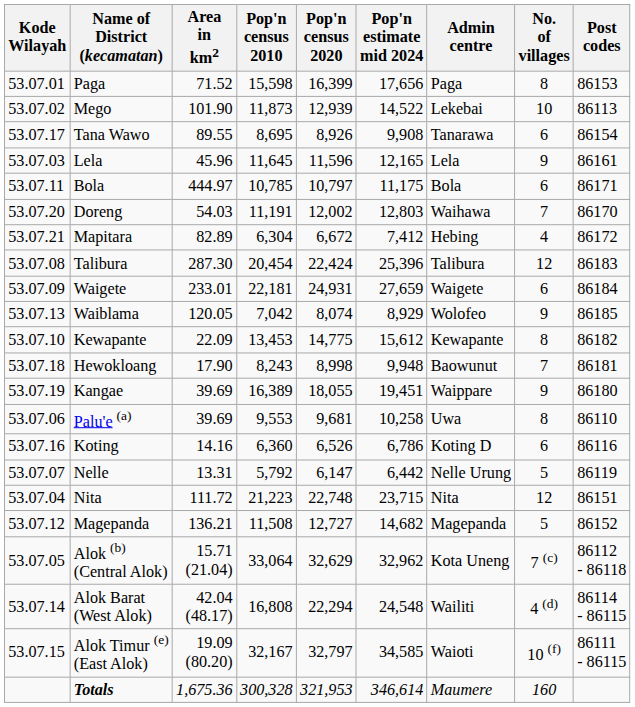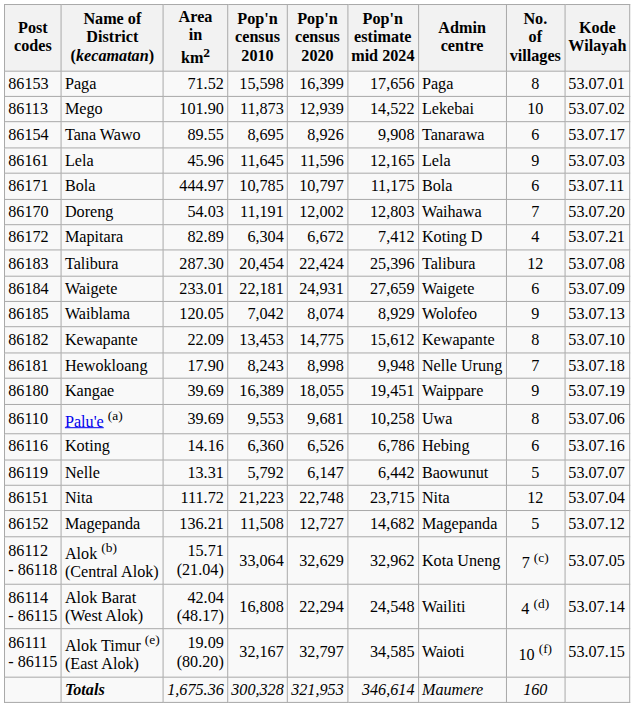columns swapped: (37, 37) <-> (602, 37)
(455, 237) Hebing -> (452, 237) Koting D
(464, 365) Baowunut -> (462, 365) Nelle Urung
(461, 446) Koting D -> (446, 446) Hebing
(471, 472) Nelle Urung -> (455, 472) Baowunut
